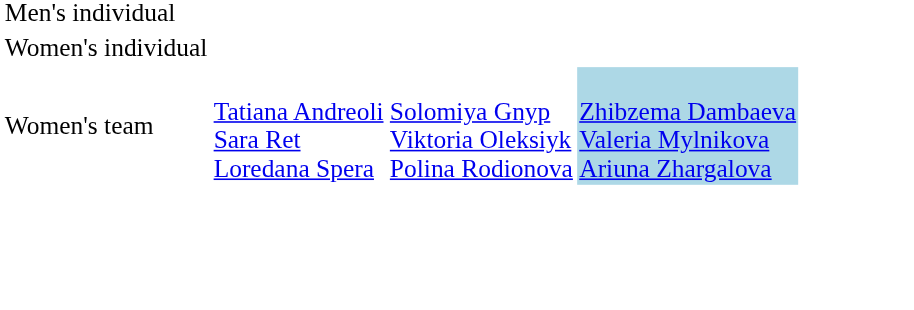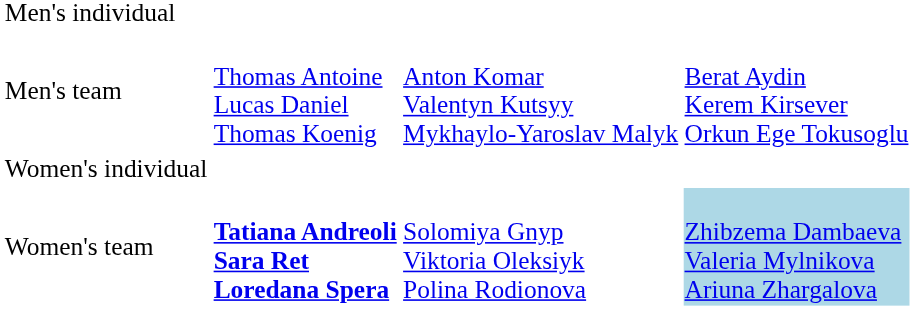+ row: (63, 90)
(299, 139) normal -> (305, 260) bold
